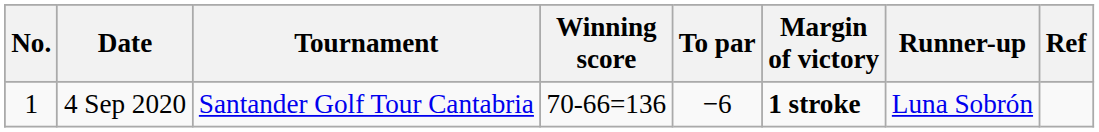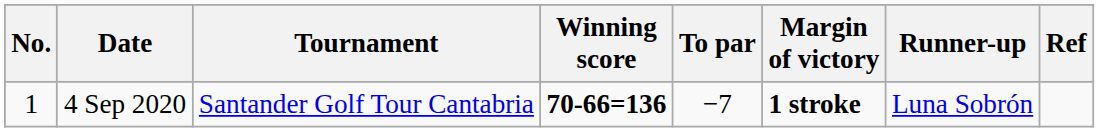(606, 104) normal -> (606, 104) bold
(717, 104) −6 -> (717, 104) −7
